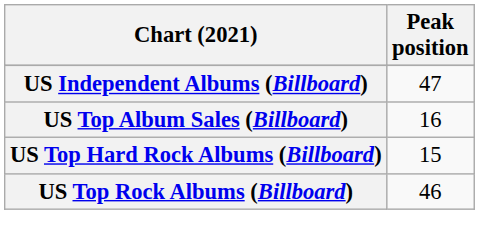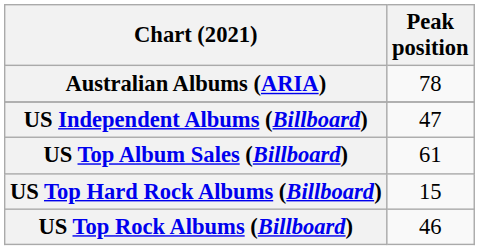+ row: (196, 83)
(430, 119) 16 -> (430, 155) 61
